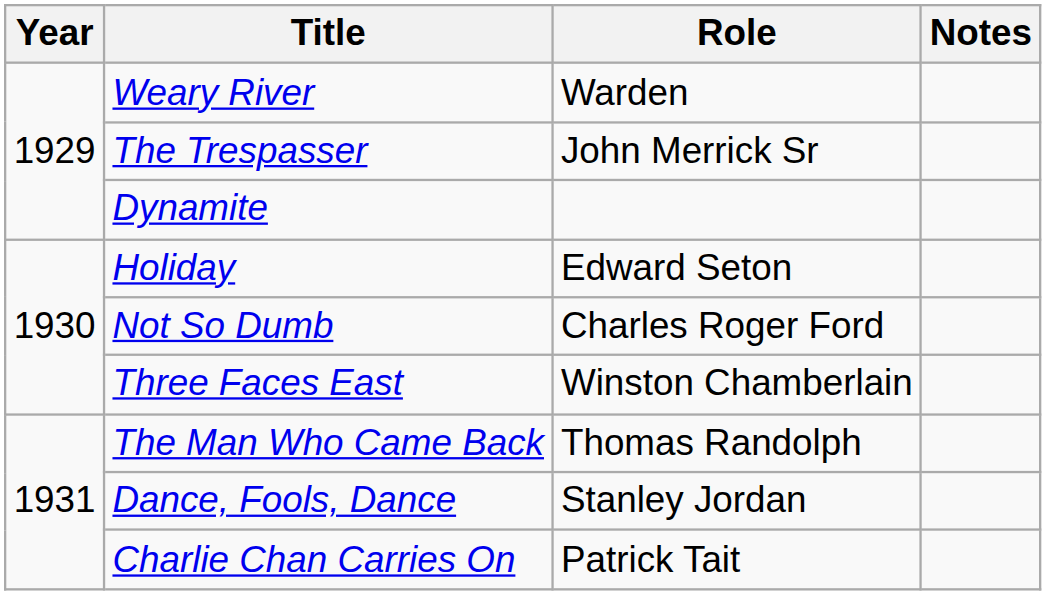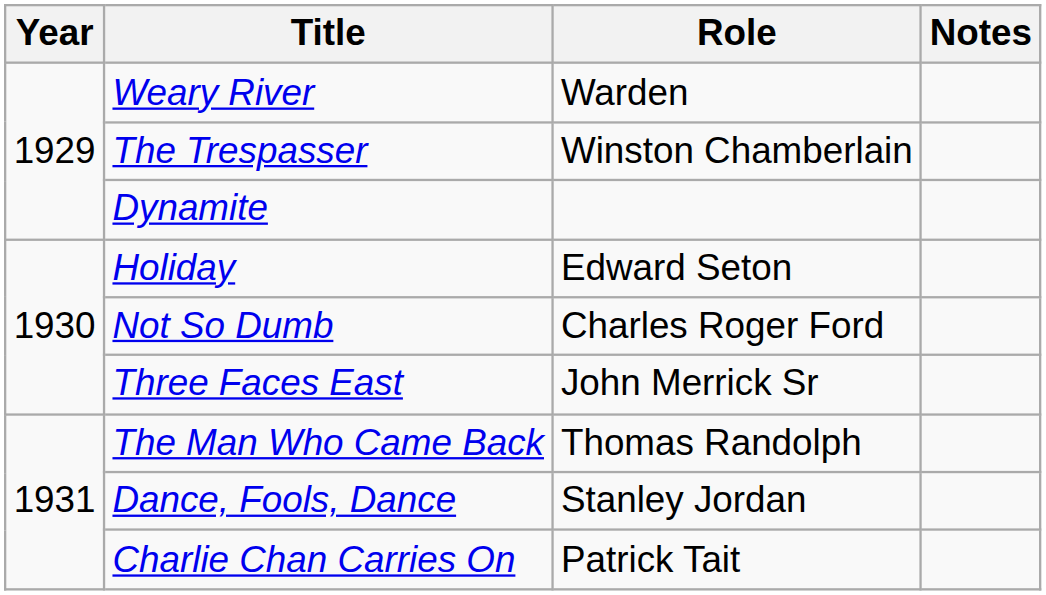(690, 150) John Merrick Sr -> (737, 150) Winston Chamberlain
(737, 383) Winston Chamberlain -> (690, 383) John Merrick Sr
